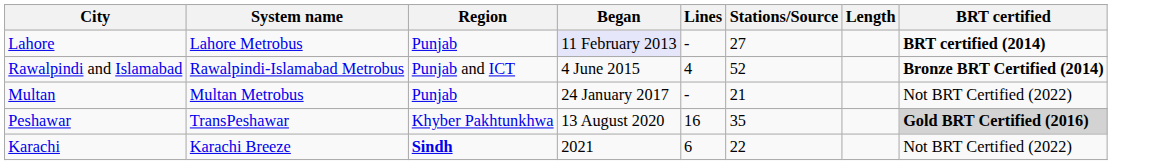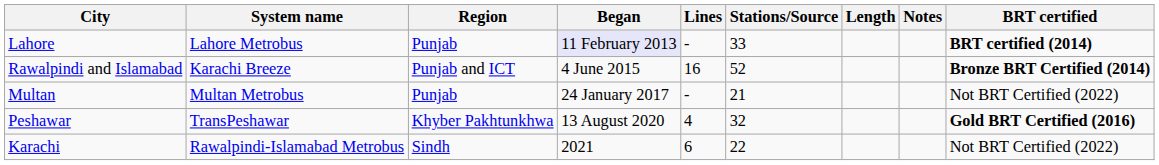+ column: (923, 17)
(738, 43) 27 -> (738, 43) 33
(297, 69) Rawalpindi-Islamabad Metrobus -> (240, 69) Karachi Breeze
(688, 69) 4 -> (692, 69) 16
(692, 120) 16 -> (688, 120) 4
(738, 120) 35 -> (738, 120) 32
(996, 120) lightgrey background -> (1042, 120) no background
(240, 146) Karachi Breeze -> (297, 146) Rawalpindi-Islamabad Metrobus
(432, 146) bold -> (431, 146) normal
